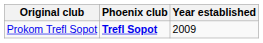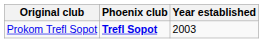(184, 29) 2009 -> (184, 29) 2003
